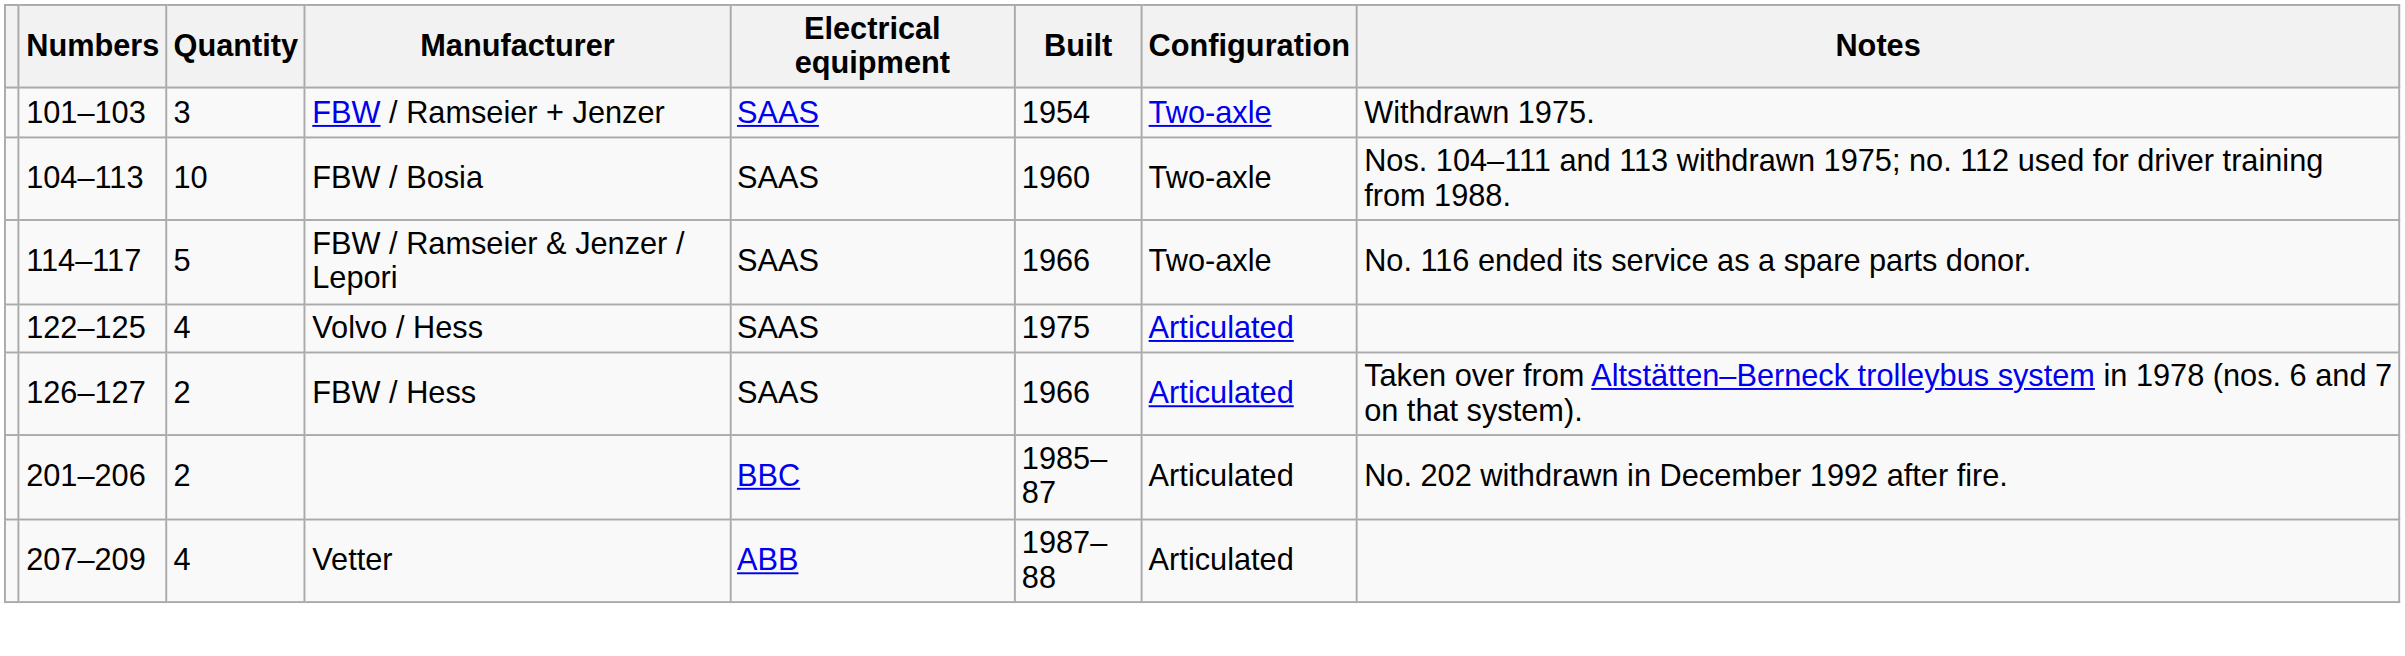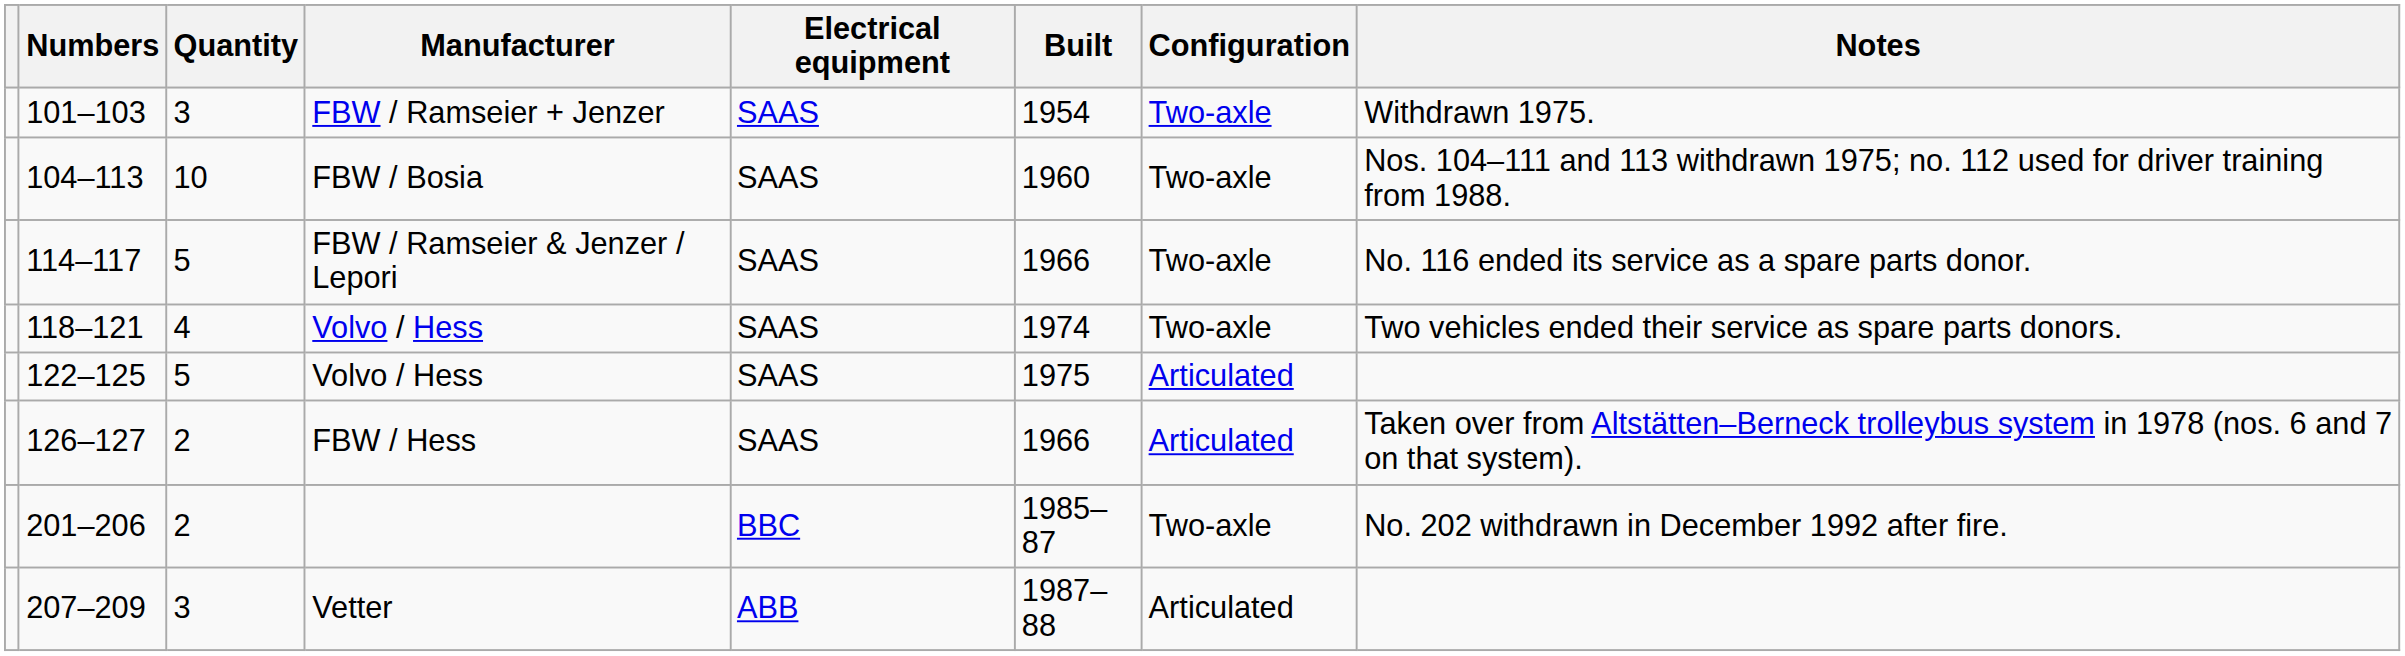+ row: (85, 327)
(182, 327) 4 -> (182, 376) 5
(1221, 476) Articulated -> (1210, 525) Two-axle
(182, 559) 4 -> (182, 608) 3
